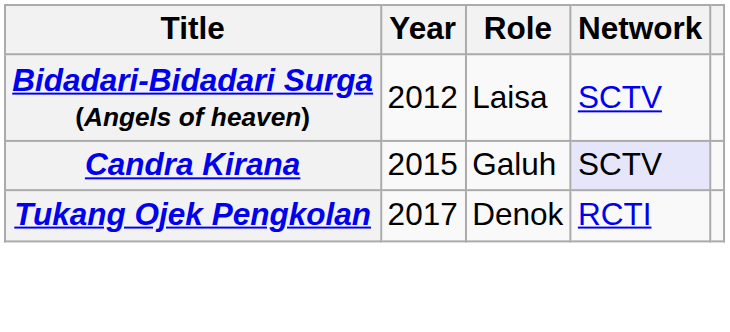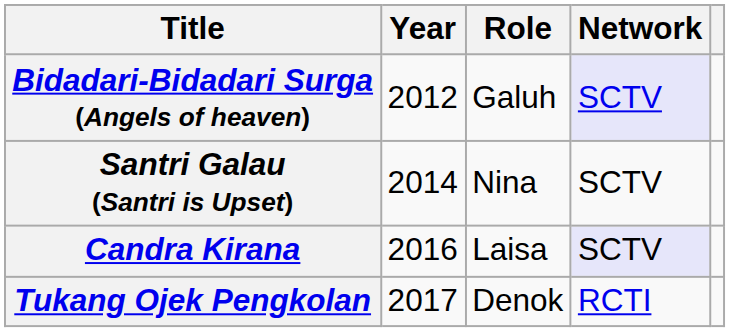(510, 97) Laisa -> (514, 97) Galuh
(620, 97) no background -> (620, 97) lavender background
+ row: (193, 182)
(423, 164) 2015 -> (423, 250) 2016
(514, 164) Galuh -> (510, 250) Laisa
